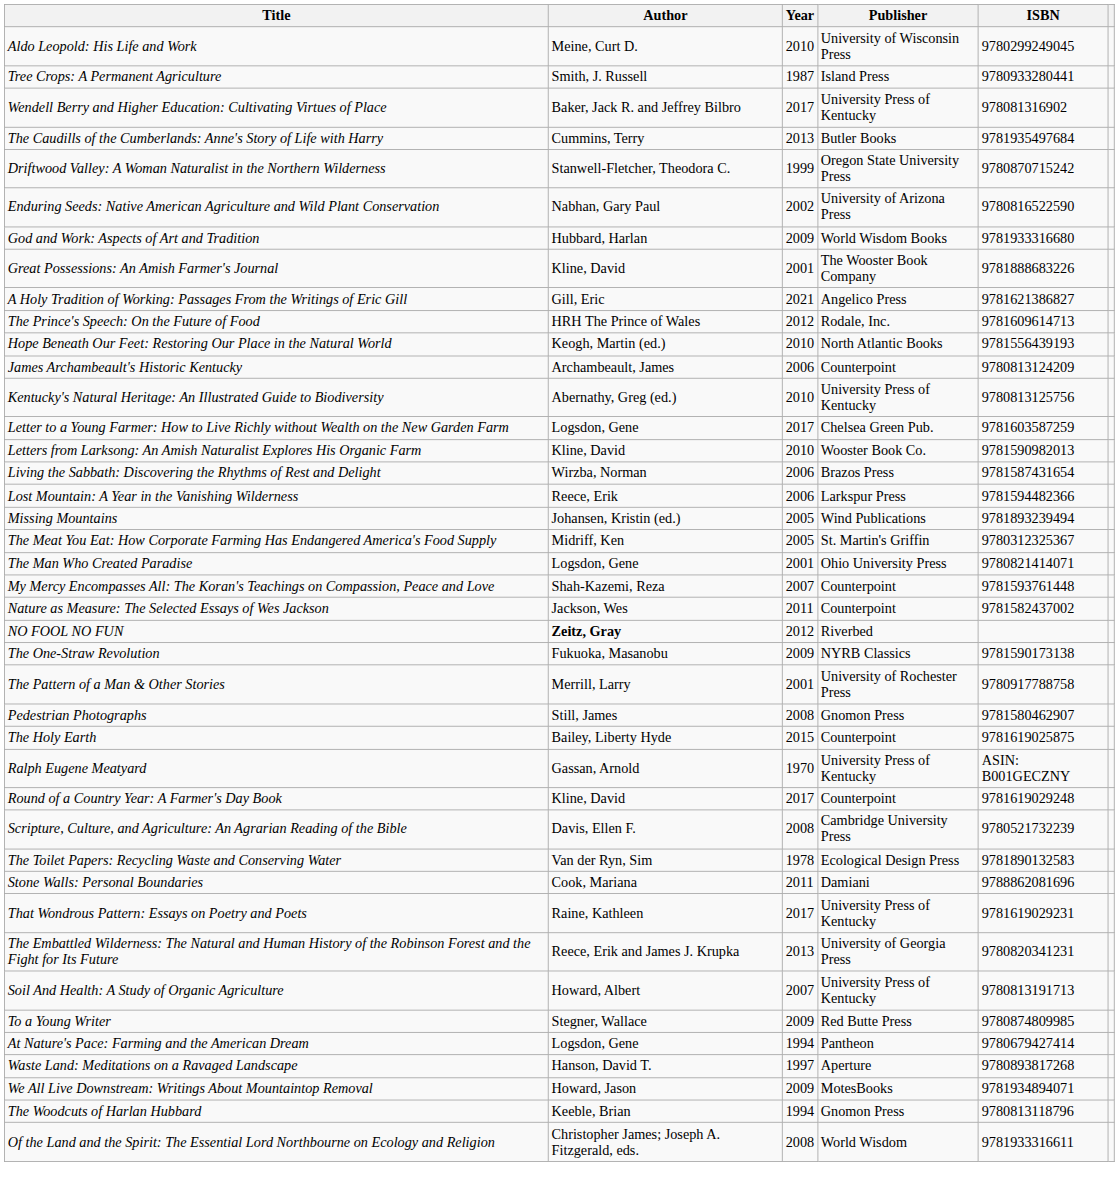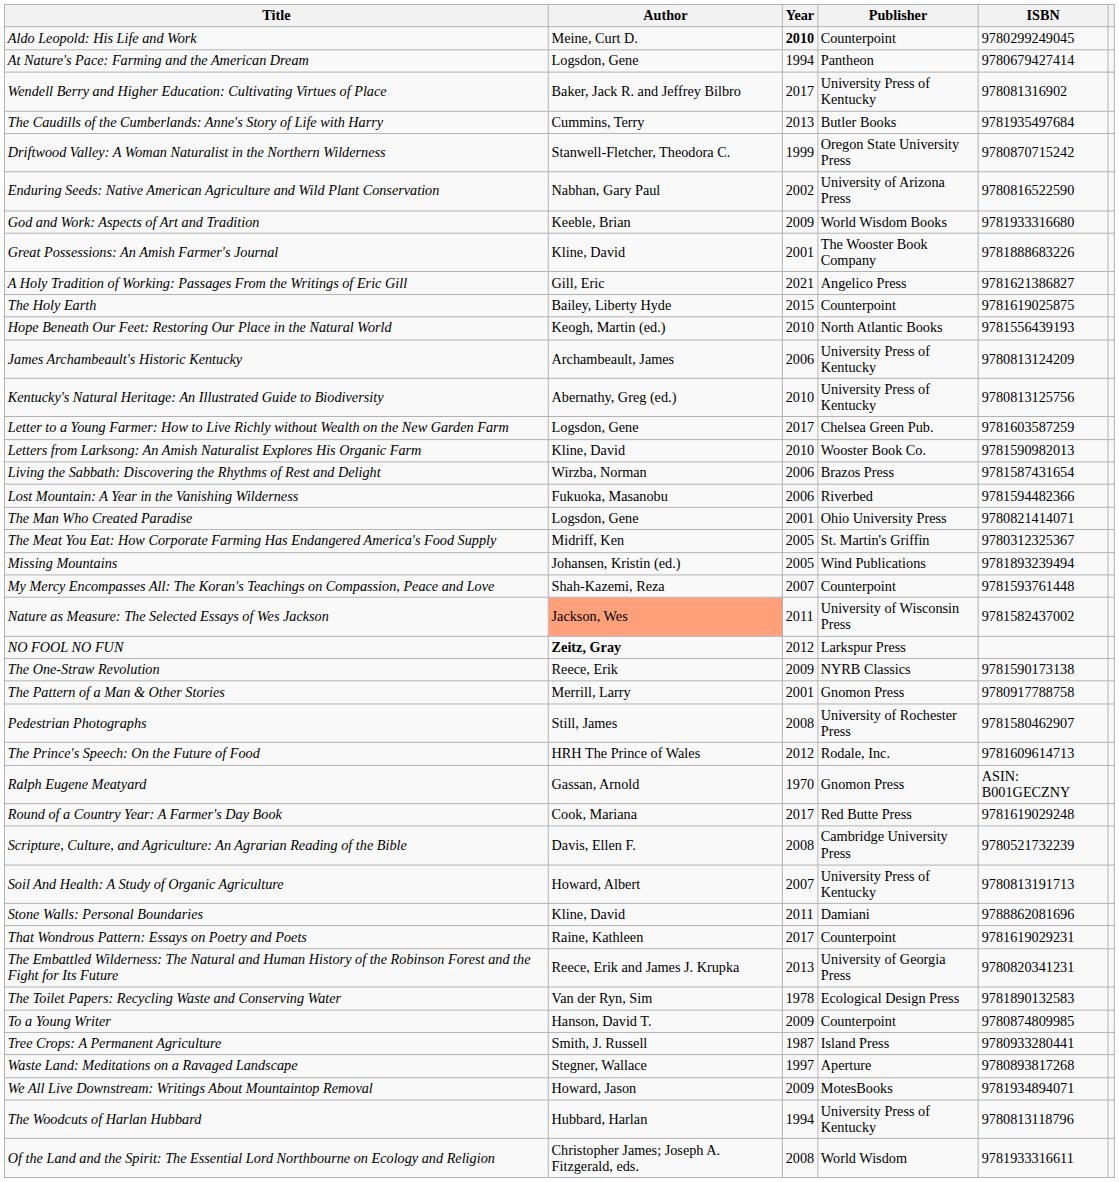(800, 46) normal -> (800, 38) bold
(890, 46) University of Wisconsin Press -> (858, 38) Counterpoint
rows swapped: (158, 1043) <-> (115, 76)
(599, 237) Hubbard, Harlan -> (591, 221) Keeble, Brian
rows swapped: (52, 737) <-> (134, 321)
(858, 366) Counterpoint -> (875, 358) University Press of Kentucky
(585, 495) Reece, Erik -> (610, 495) Fukuoka, Masanobu
(863, 495) Larkspur Press -> (847, 495) Riverbed
rows swapped: (100, 563) <-> (63, 518)
(590, 608) no background -> (590, 616) lightsalmon background
(858, 608) Counterpoint -> (890, 616) University of Wisconsin Press
(847, 631) Riverbed -> (863, 647) Larkspur Press
(610, 653) Fukuoka, Masanobu -> (585, 669) Reece, Erik
(889, 684) University of Rochester Press -> (862, 692) Gnomon Press
(862, 715) Gnomon Press -> (889, 723) University of Rochester Press
(875, 768) University Press of Kentucky -> (862, 784) Gnomon Press
(588, 798) Kline, David -> (594, 814) Cook, Mariana
(858, 798) Counterpoint -> (866, 814) Red Butte Press
rows swapped: (146, 990) <-> (174, 860)
(594, 882) Cook, Mariana -> (588, 914) Kline, David
(875, 913) University Press of Kentucky -> (858, 937) Counterpoint
(599, 1021) Stegner, Wallace -> (602, 1021) Hanson, David T.
(866, 1021) Red Butte Press -> (858, 1021) Counterpoint
(602, 1066) Hanson, David T. -> (599, 1066) Stegner, Wallace
(591, 1111) Keeble, Brian -> (599, 1119) Hubbard, Harlan
(862, 1111) Gnomon Press -> (875, 1119) University Press of Kentucky
